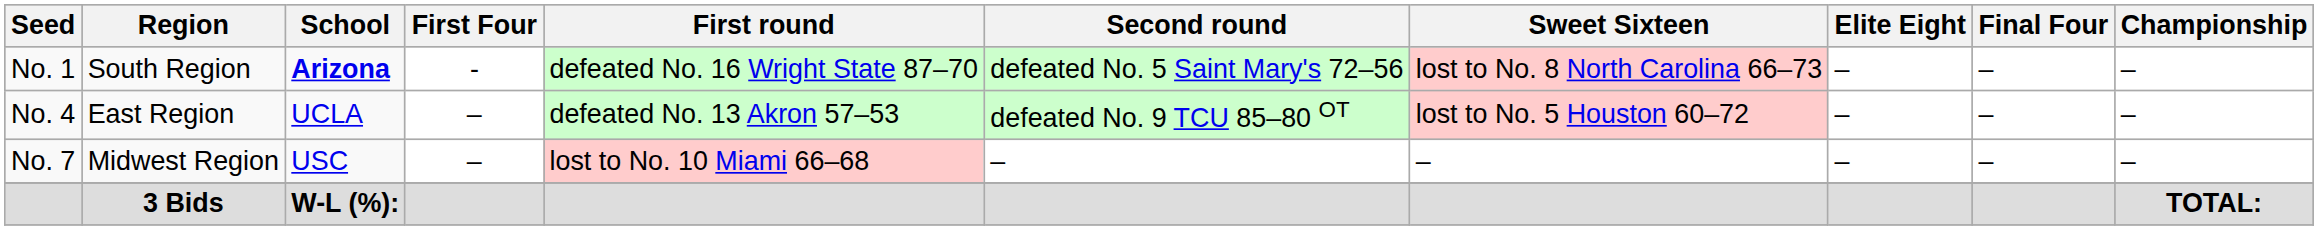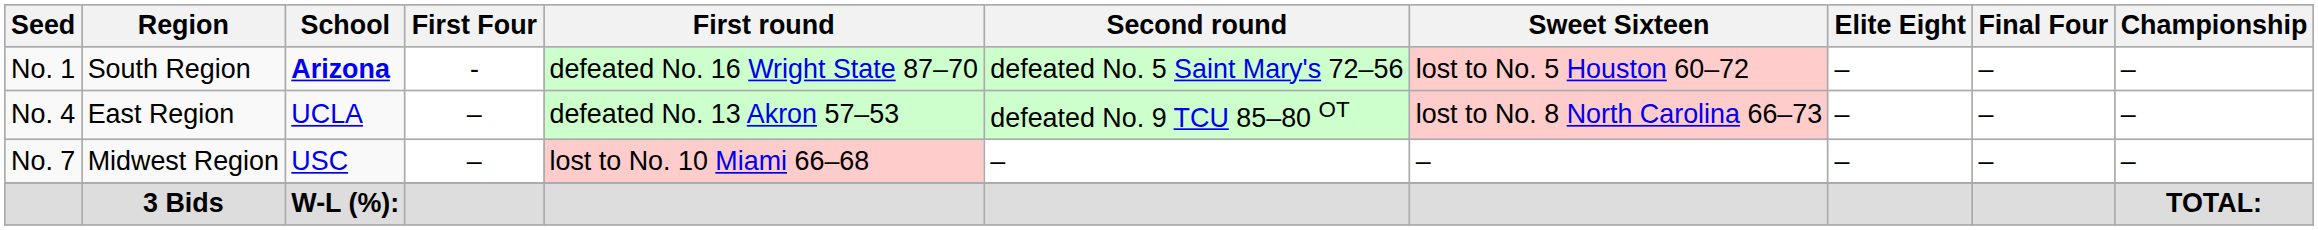(1619, 68) lost to No. 8 North Carolina 66–73 -> (1582, 68) lost to No. 5 Houston 60–72
(1582, 114) lost to No. 5 Houston 60–72 -> (1619, 114) lost to No. 8 North Carolina 66–73
